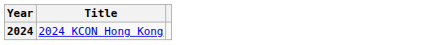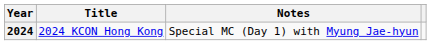+ column: (294, 13)
